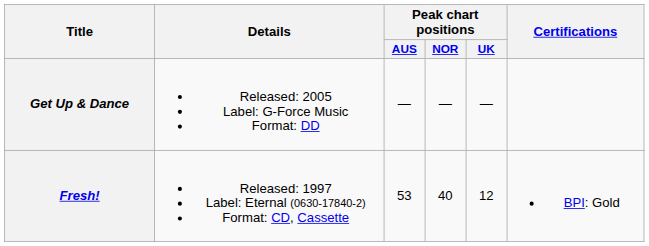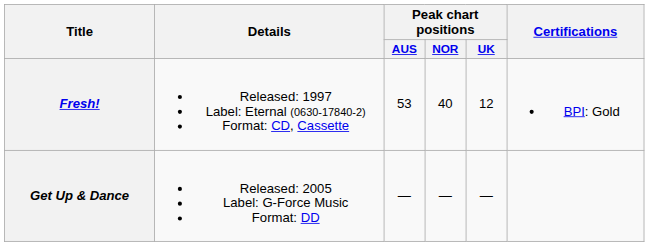rows swapped: (80, 195) <-> (80, 104)
